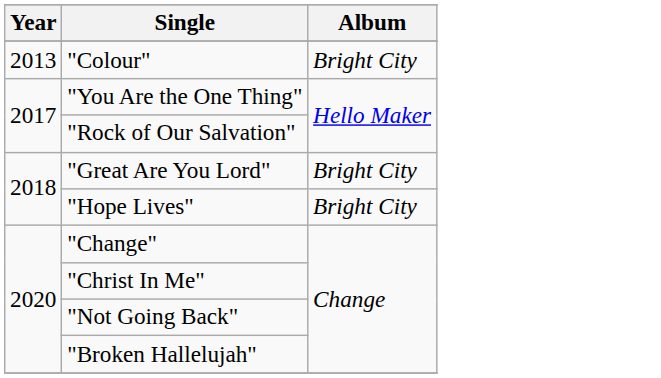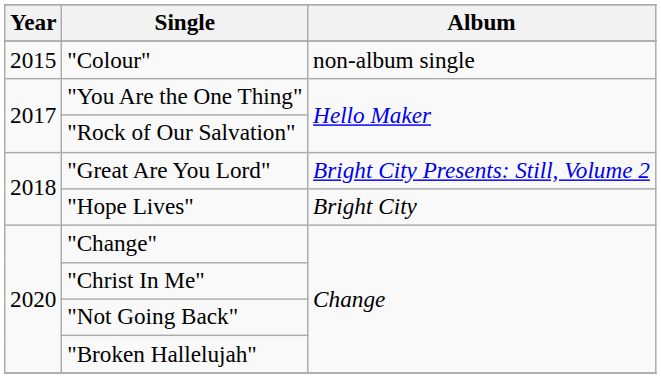(33, 59) 2013 -> (33, 59) 2015
(365, 59) Bright City -> (394, 59) non-album single
(365, 170) Bright City -> (482, 170) Bright City Presents: Still, Volume 2
